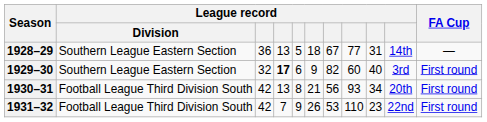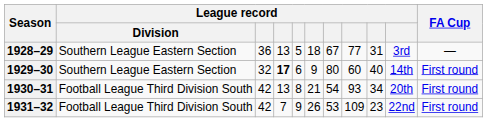(401, 51) 14th -> (402, 51) 3rd
(333, 70) 82 -> (333, 70) 80
(401, 70) 3rd -> (402, 70) 14th
(333, 88) 56 -> (333, 88) 54
(354, 107) 110 -> (354, 107) 109
